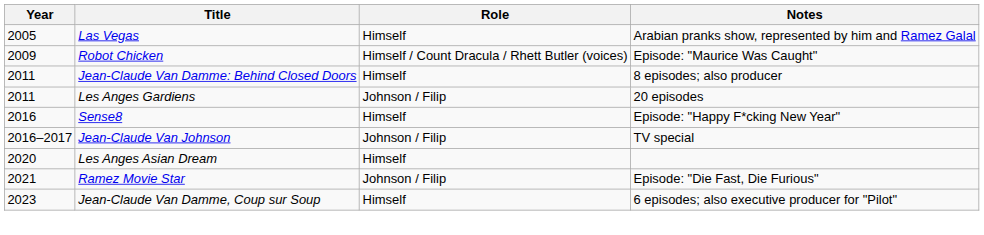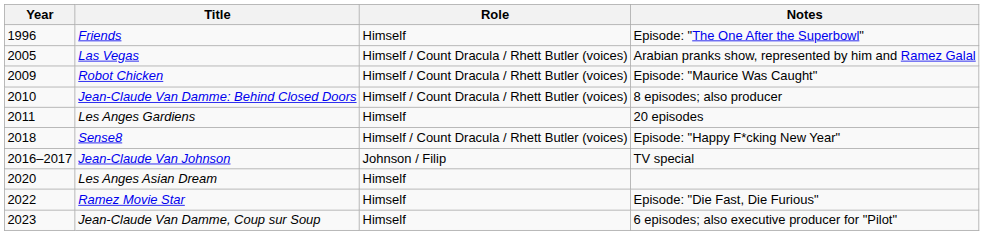+ row: (100, 35)
(384, 35) Himself -> (495, 55) Himself / Count Dracula / Rhett Butler (voices)
(21, 76) 2011 -> (22, 96) 2010
(384, 76) Himself -> (495, 96) Himself / Count Dracula / Rhett Butler (voices)
(404, 96) Johnson / Filip -> (384, 117) Himself
(22, 117) 2016 -> (22, 138) 2018
(384, 117) Himself -> (495, 138) Himself / Count Dracula / Rhett Butler (voices)
(22, 179) 2021 -> (22, 199) 2022
(404, 179) Johnson / Filip -> (384, 199) Himself
